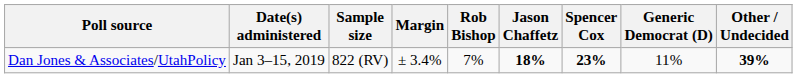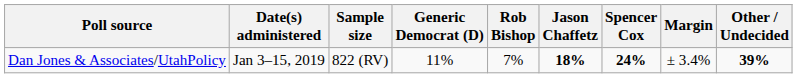columns swapped: (420, 26) <-> (669, 26)
(591, 60) 23% -> (631, 60) 24%
